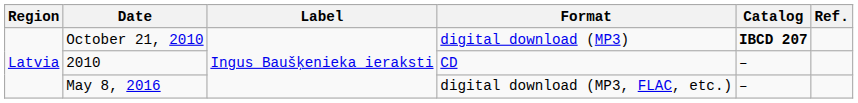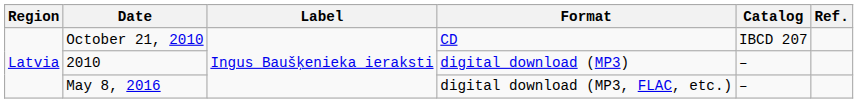(535, 40) digital download (MP3) -> (449, 40) CD
(773, 40) bold -> (773, 40) normal
(449, 63) CD -> (535, 63) digital download (MP3)
